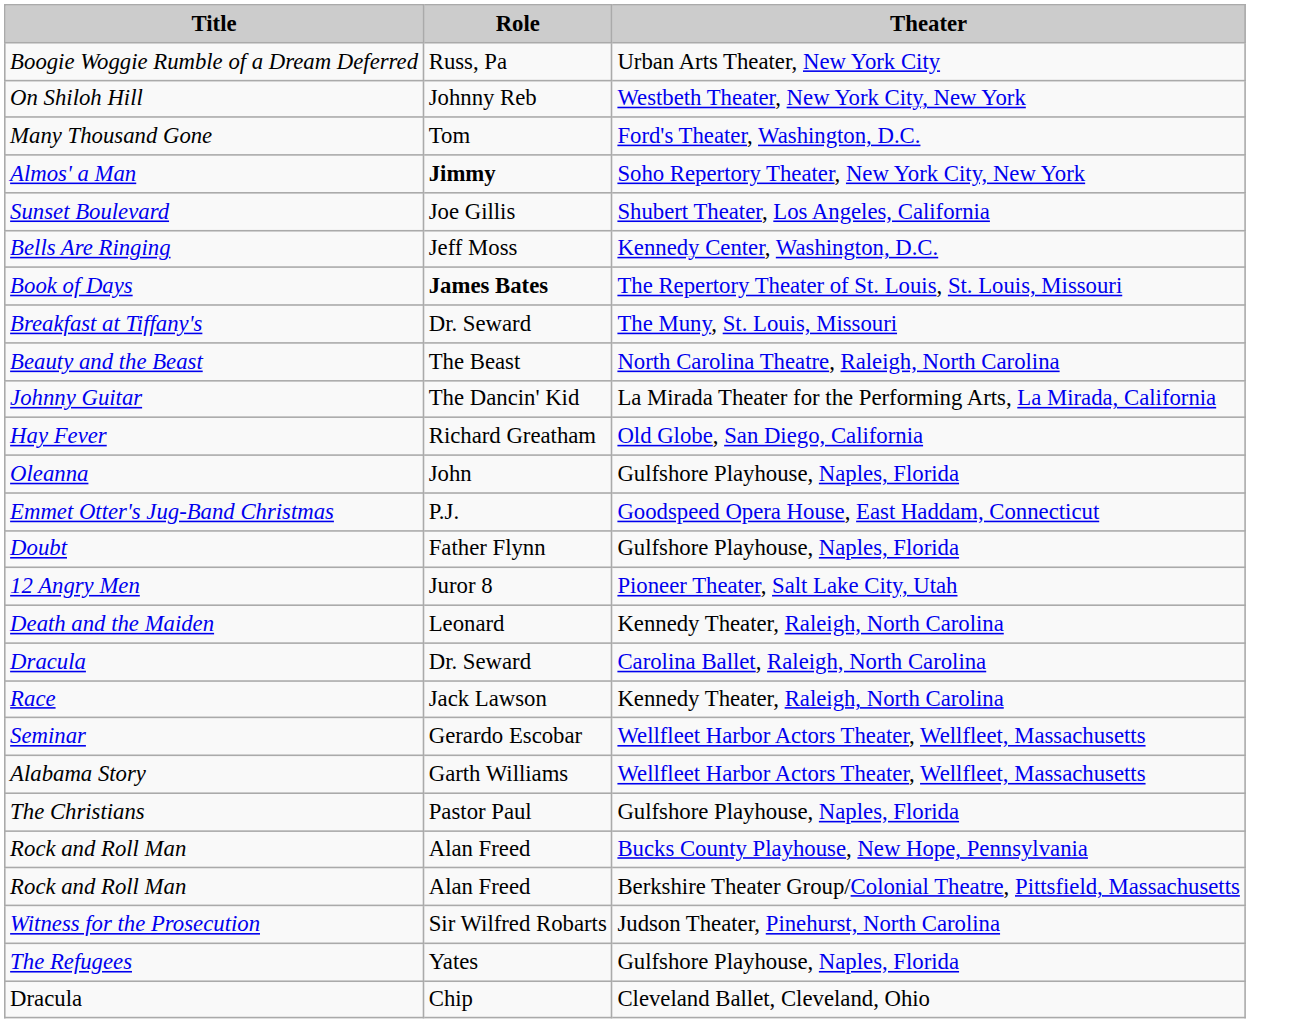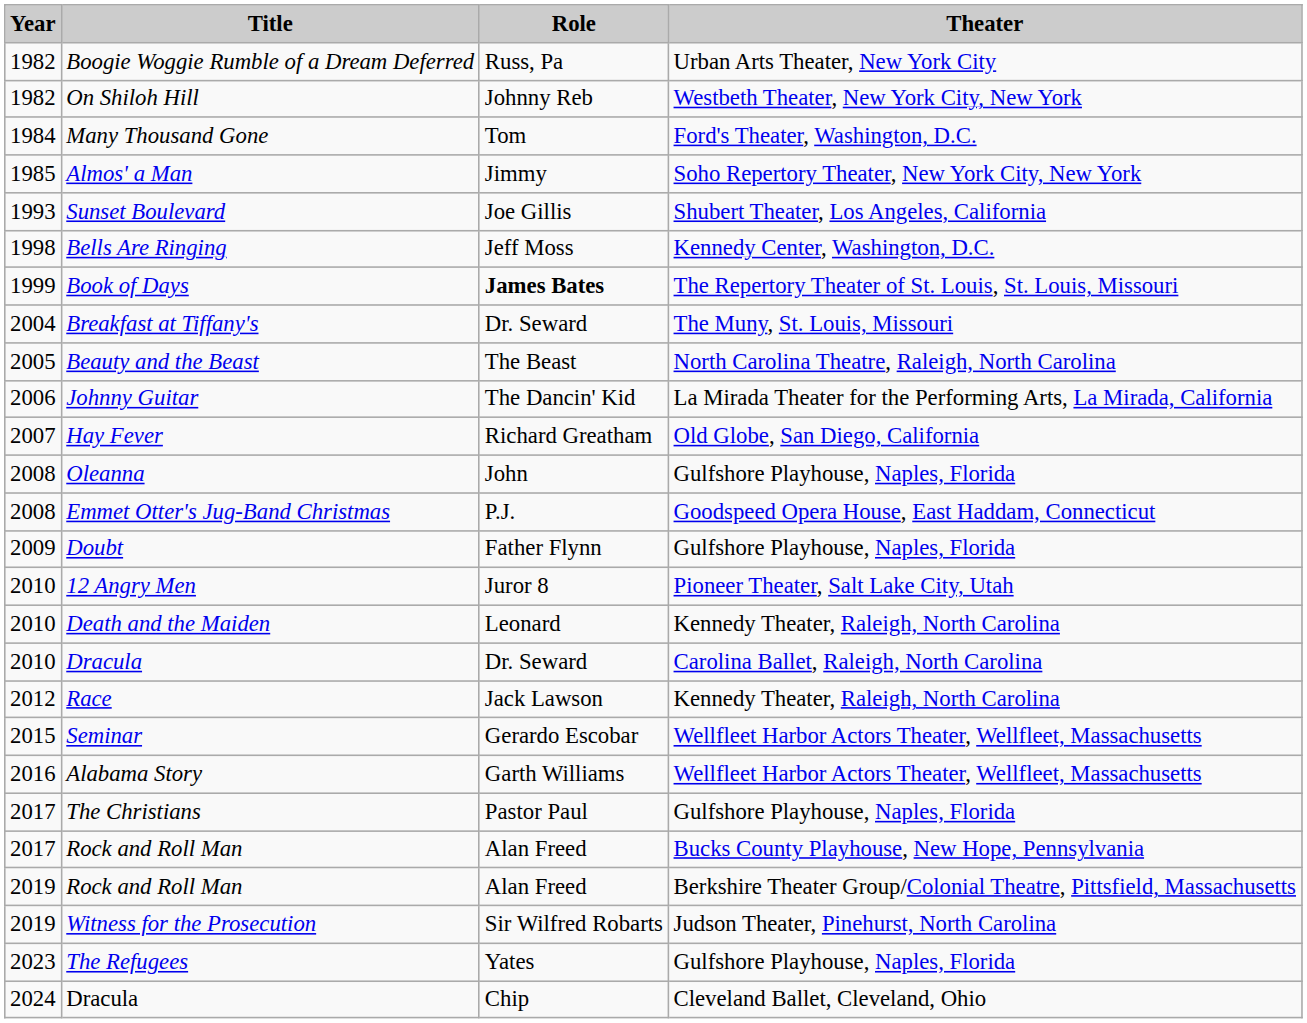+ column: (33, 23)
(462, 173) bold -> (516, 173) normal
